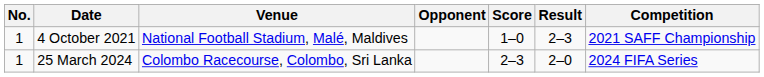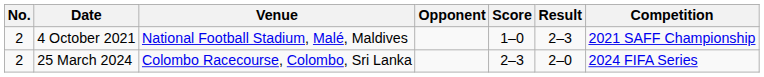(19, 38) 1 -> (19, 38) 2
(19, 60) 1 -> (19, 60) 2
